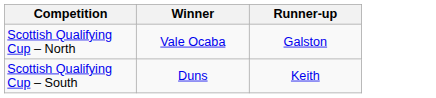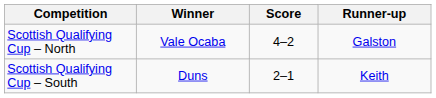+ column: (284, 14)
